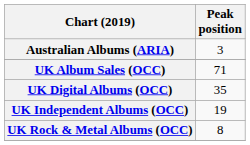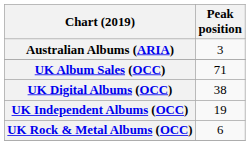(220, 89) 35 -> (220, 89) 38
(220, 130) 8 -> (220, 130) 6
